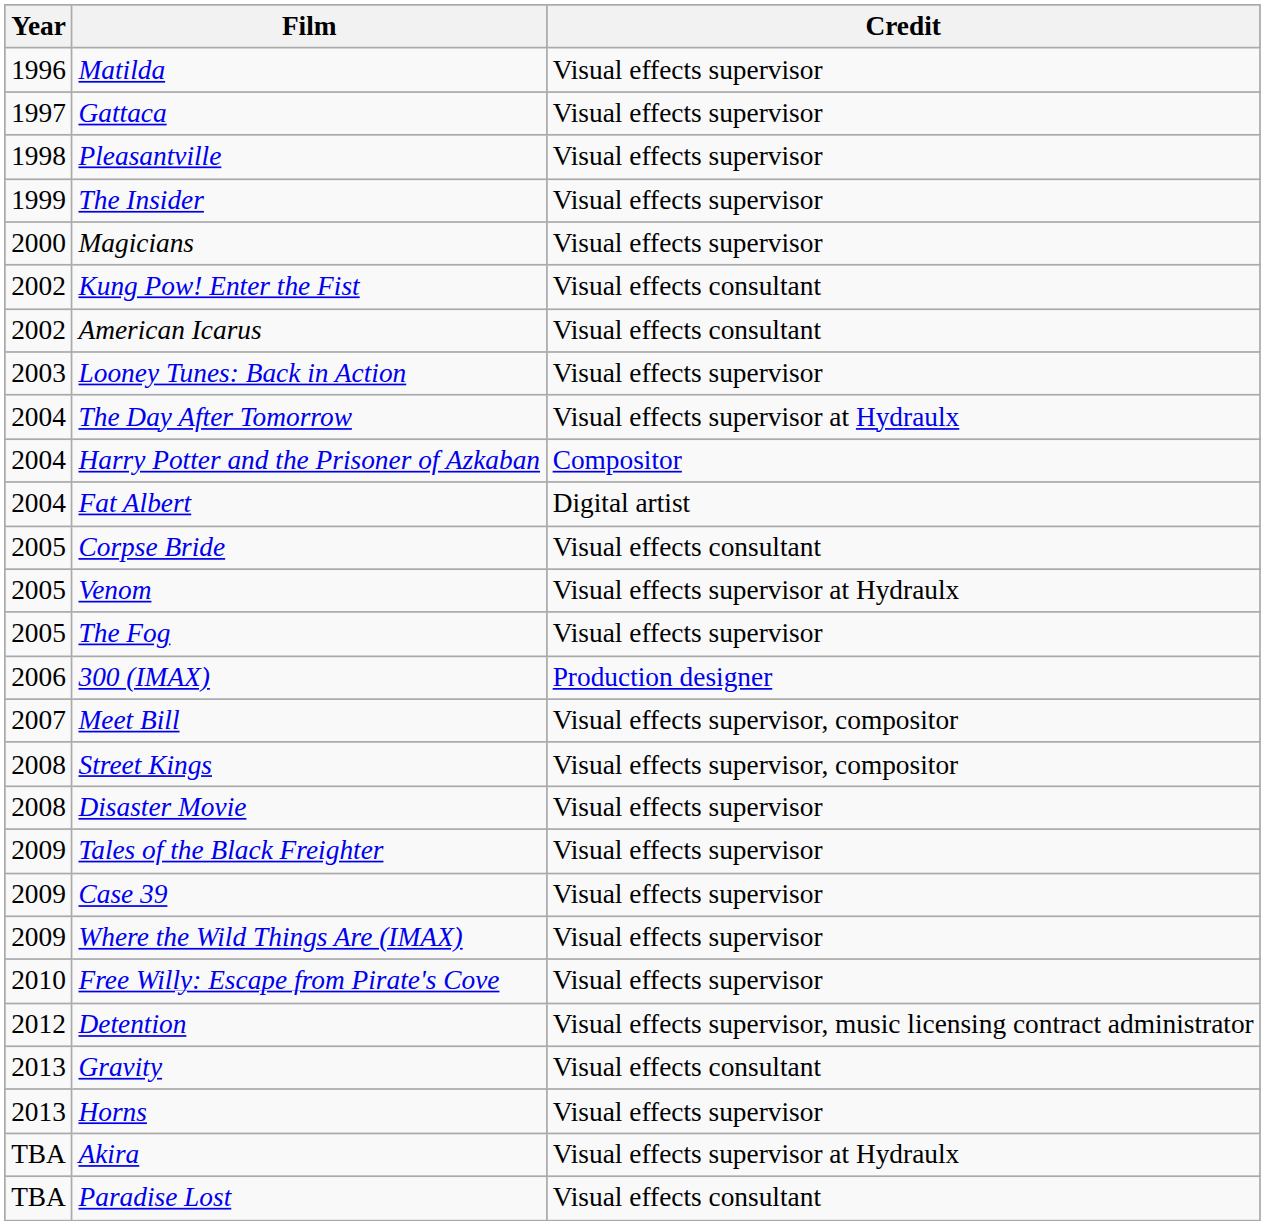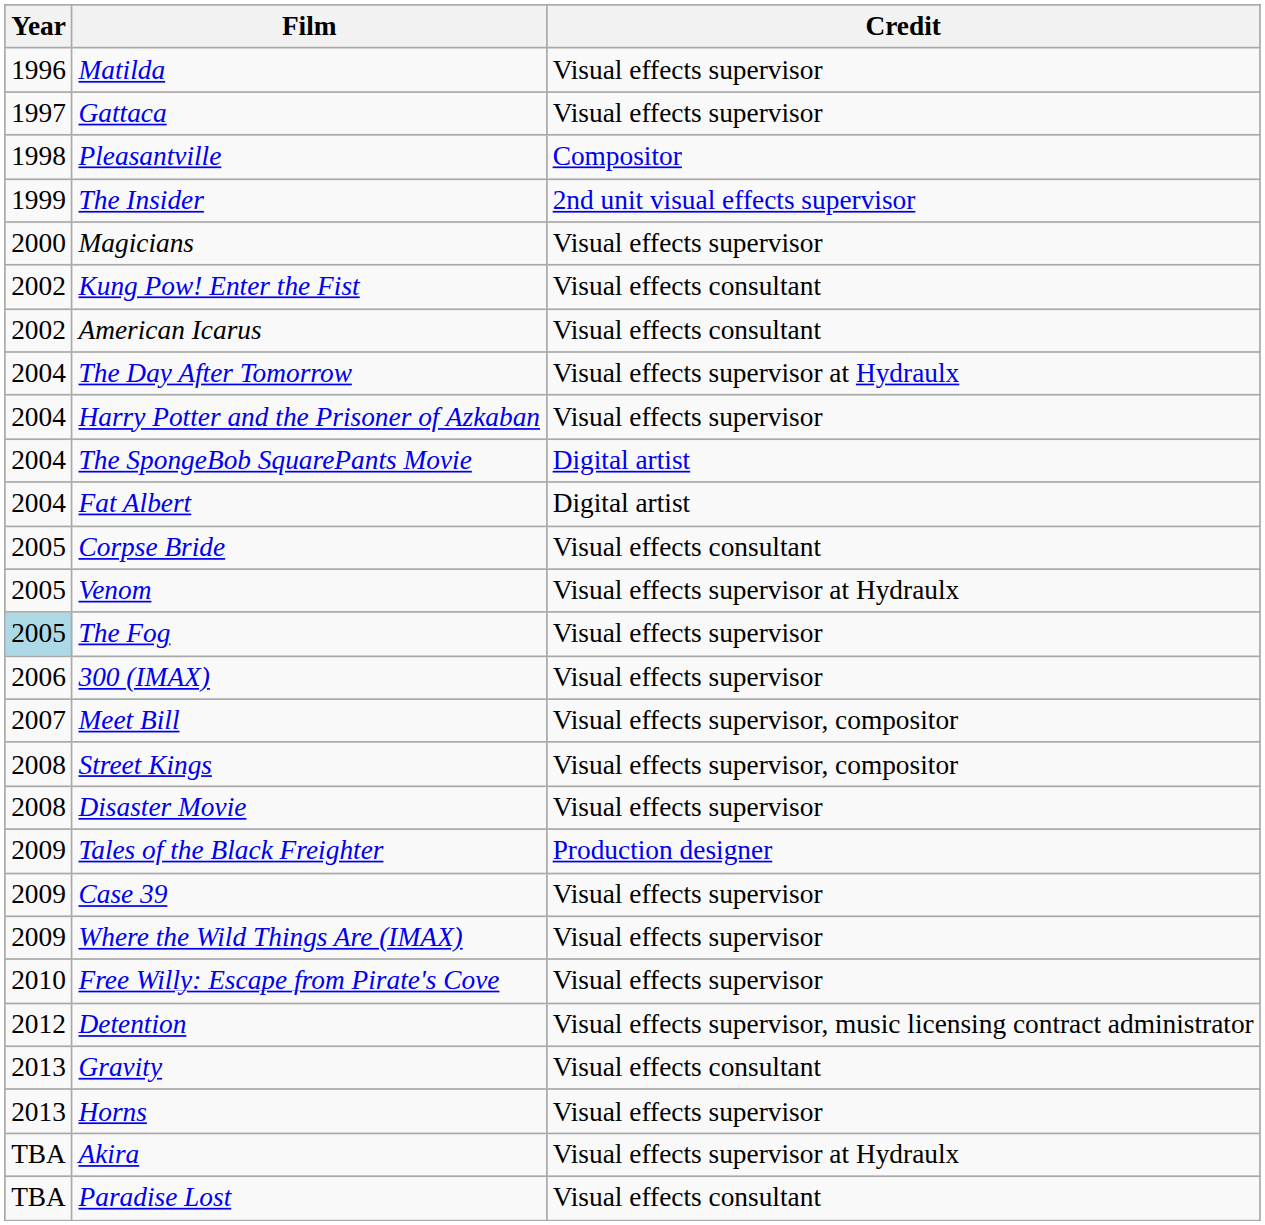(688, 156) Visual effects supervisor -> (617, 156) Compositor
(688, 199) Visual effects supervisor -> (734, 199) 2nd unit visual effects supervisor
- row: (242, 373)
(617, 460) Compositor -> (688, 416) Visual effects supervisor
+ row: (275, 460)
(39, 633) no background -> (39, 633) lightblue background
(662, 677) Production designer -> (688, 677) Visual effects supervisor
(688, 850) Visual effects supervisor -> (662, 850) Production designer
